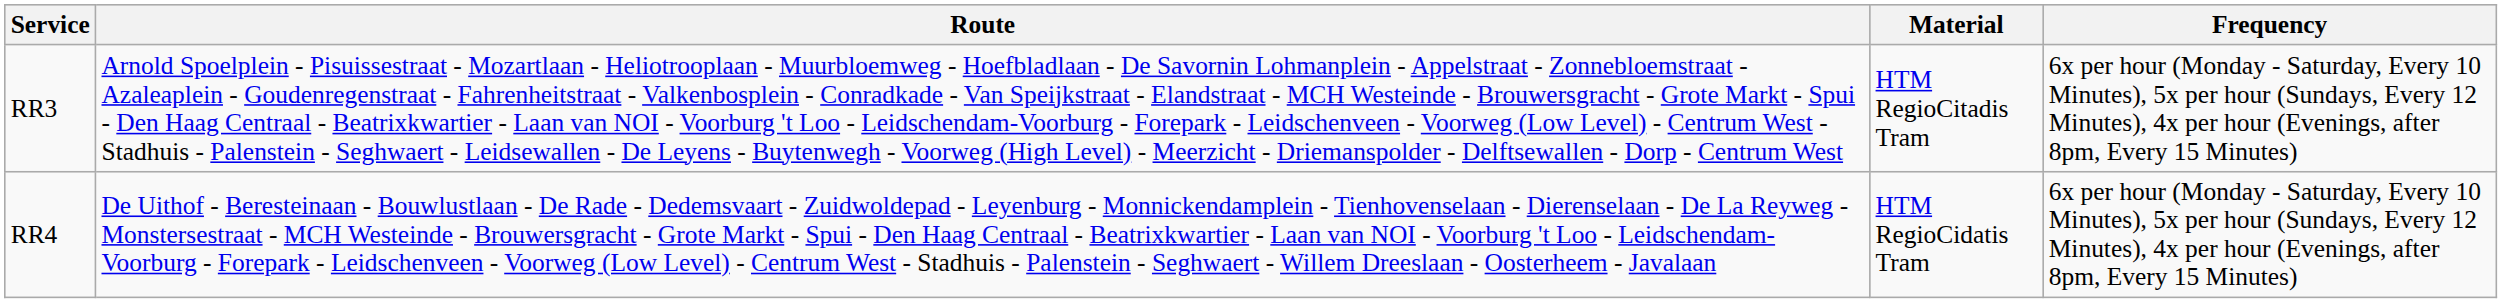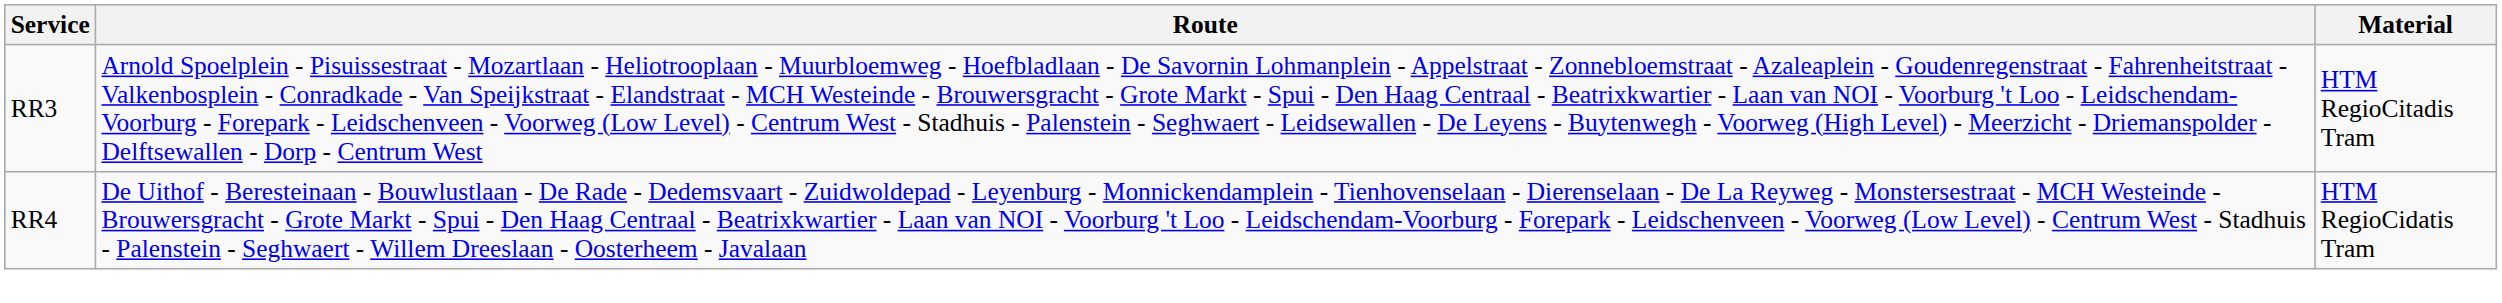- column: (2270, 24)
